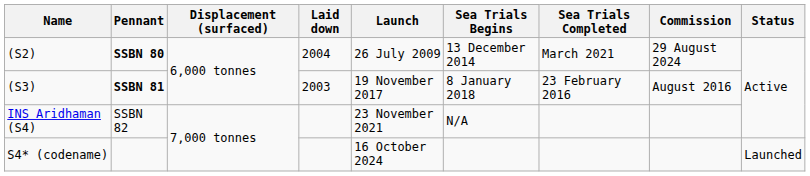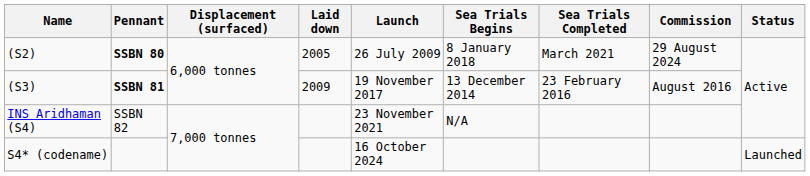(316, 54) 2004 -> (316, 54) 2005
(486, 54) 13 December 2014 -> (479, 54) 8 January 2018
(316, 88) 2003 -> (316, 88) 2009
(479, 88) 8 January 2018 -> (486, 88) 13 December 2014
